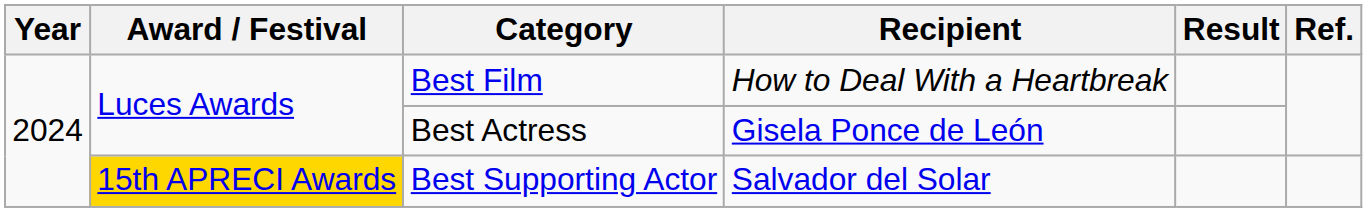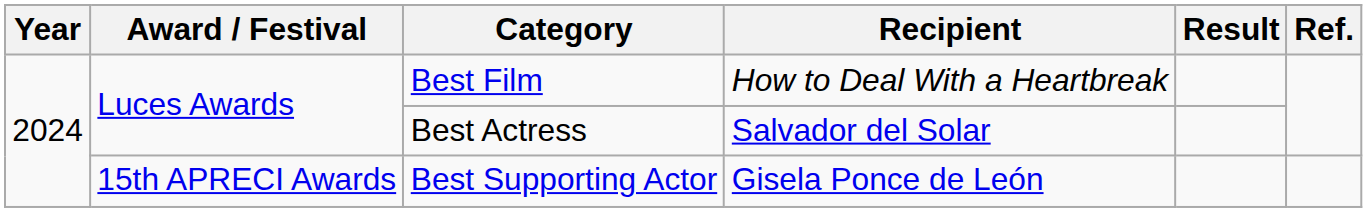(888, 130) Gisela Ponce de León -> (861, 130) Salvador del Solar
(247, 180) gold background -> (247, 180) no background
(861, 180) Salvador del Solar -> (888, 180) Gisela Ponce de León
